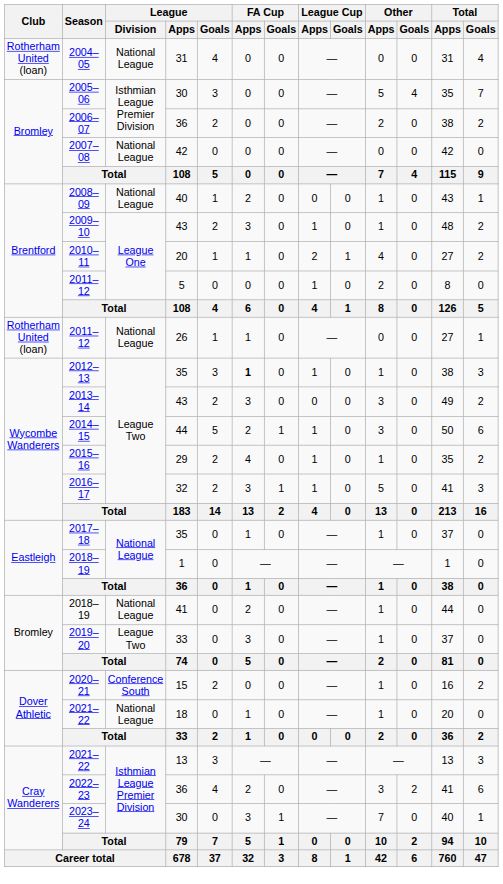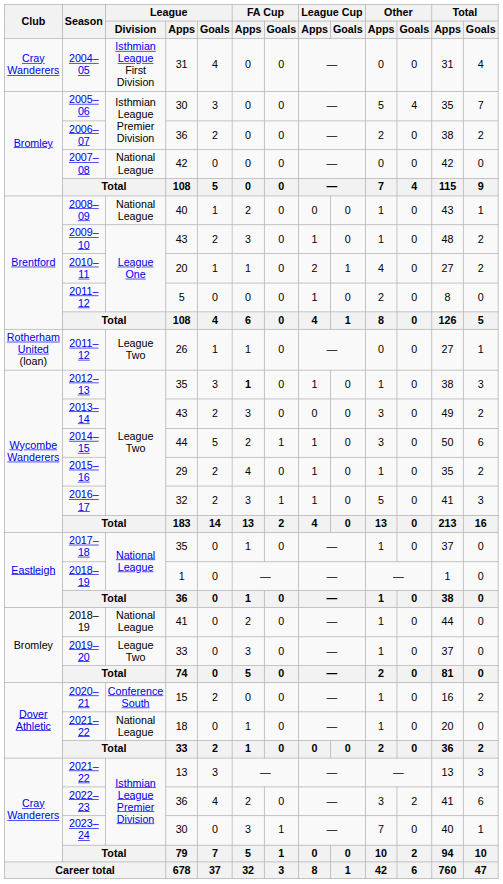(33, 59) Rotherham United (loan) -> (33, 65) Cray Wanderers
(136, 59) National League -> (136, 65) Isthmian League First Division
(136, 337) National League -> (136, 349) League Two
